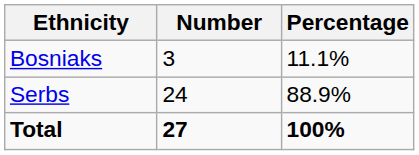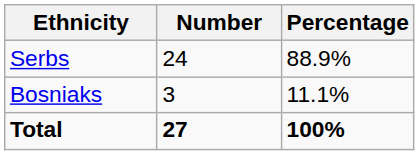rows swapped: (40, 94) <-> (56, 58)
